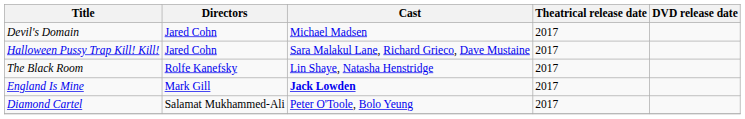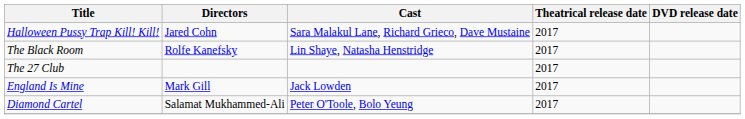- row: (43, 31)
+ row: (36, 68)
(323, 86) bold -> (320, 86) normal
